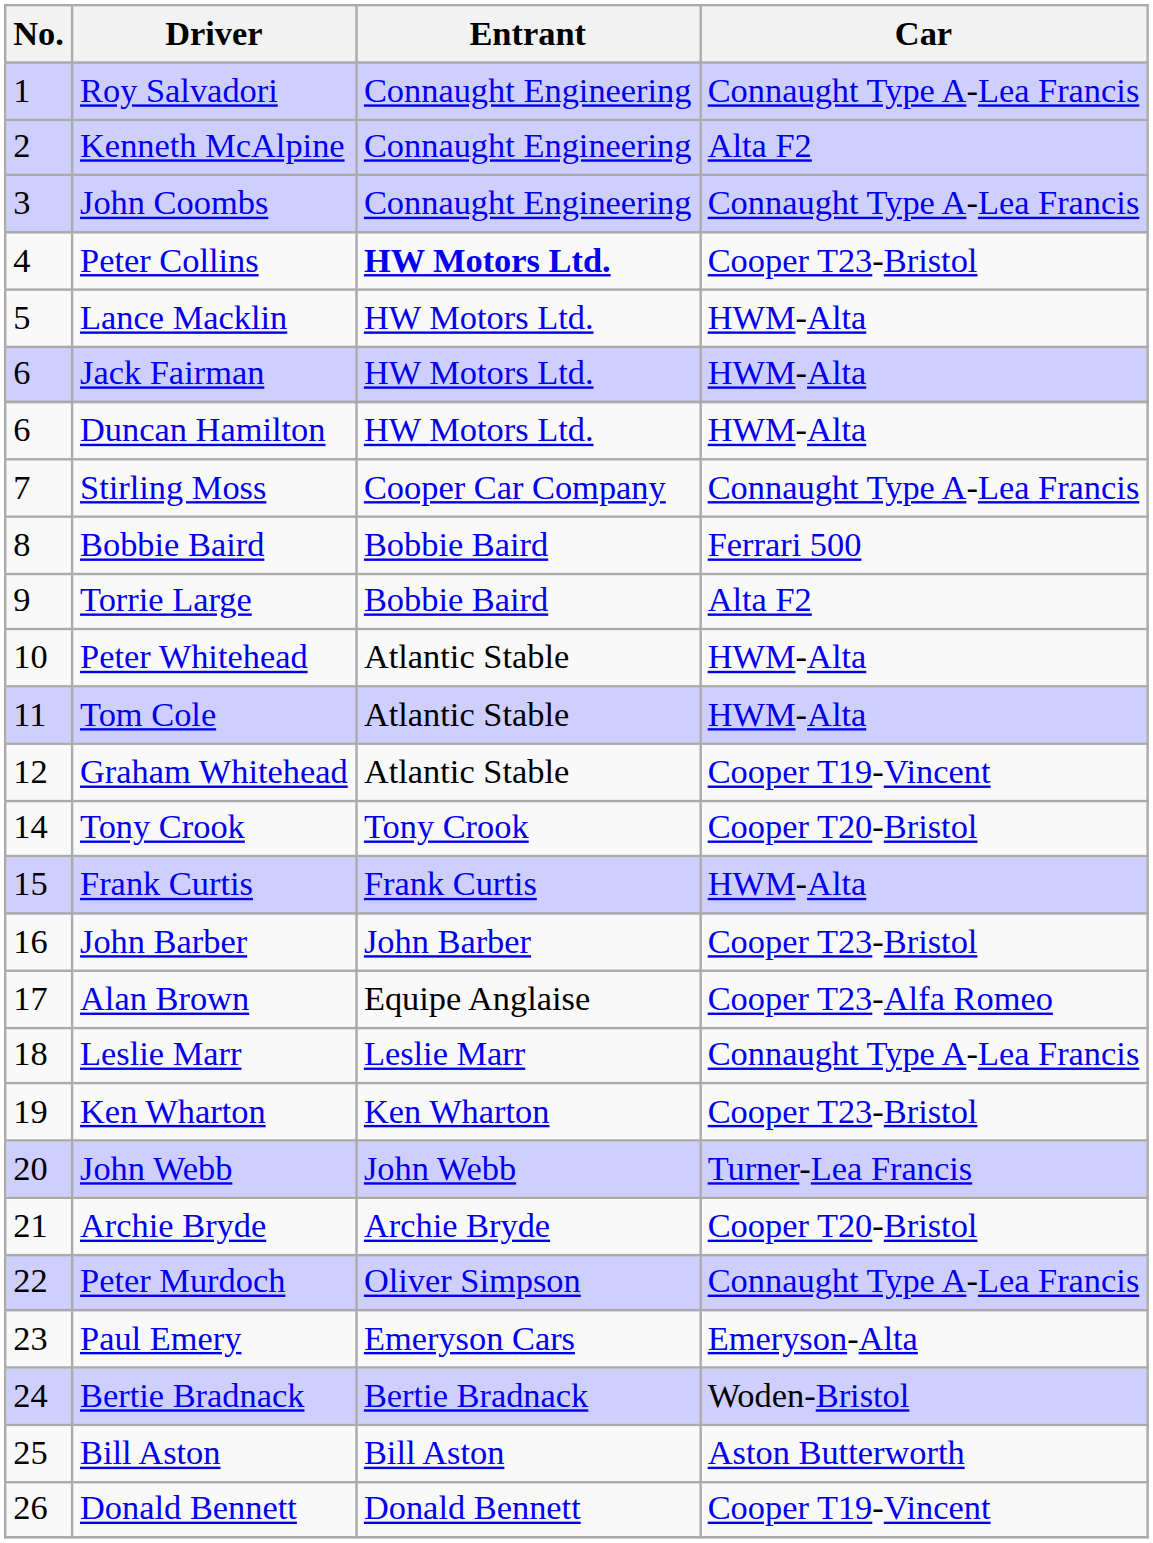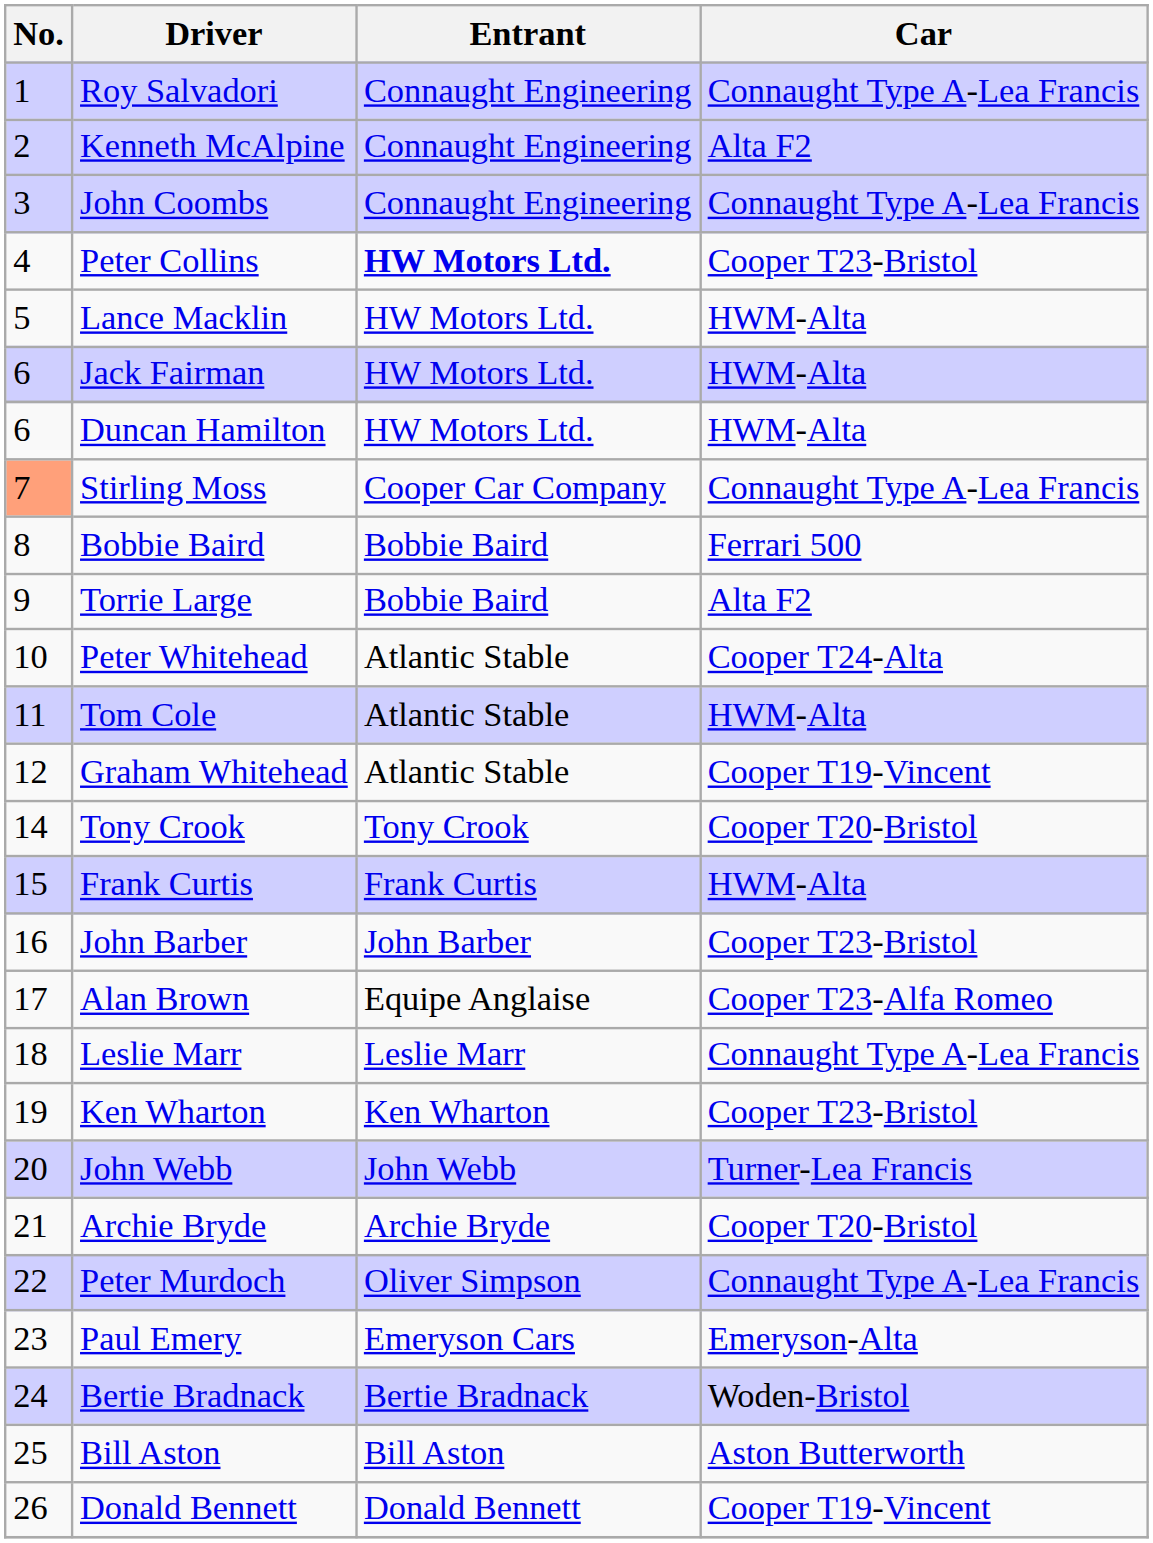(22, 487) no background -> (22, 487) lightsalmon background
(787, 657) HWM-Alta -> (825, 657) Cooper T24-Alta
